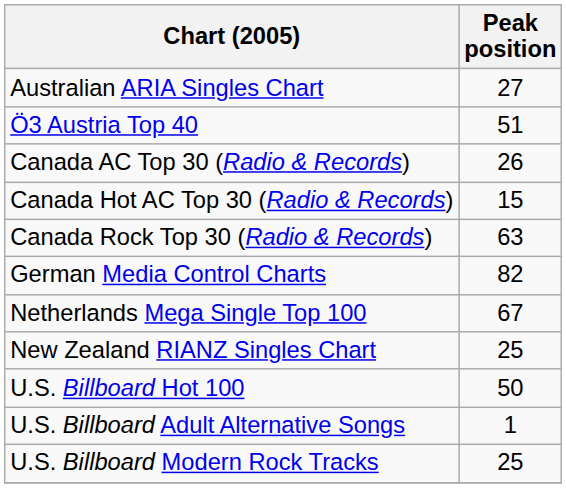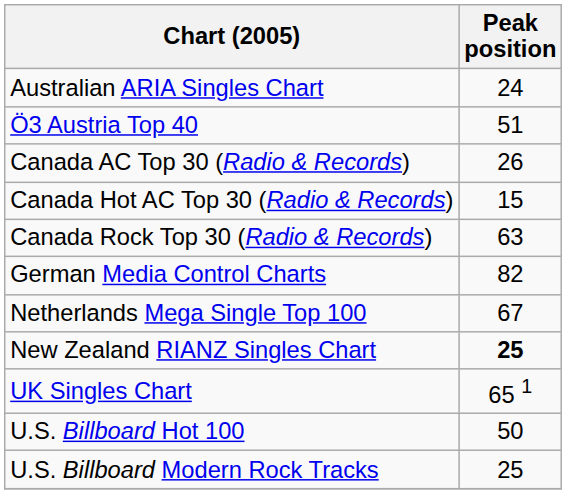(510, 87) 27 -> (510, 87) 24
(510, 350) normal -> (510, 350) bold
+ row: (101, 391)
- row: (208, 425)
